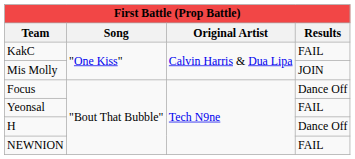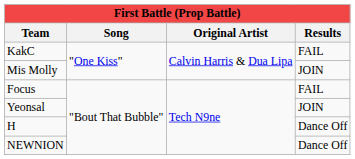(323, 88) Dance Off -> (311, 88) FAIL
(311, 107) FAIL -> (311, 107) JOIN
(311, 145) FAIL -> (323, 145) Dance Off
